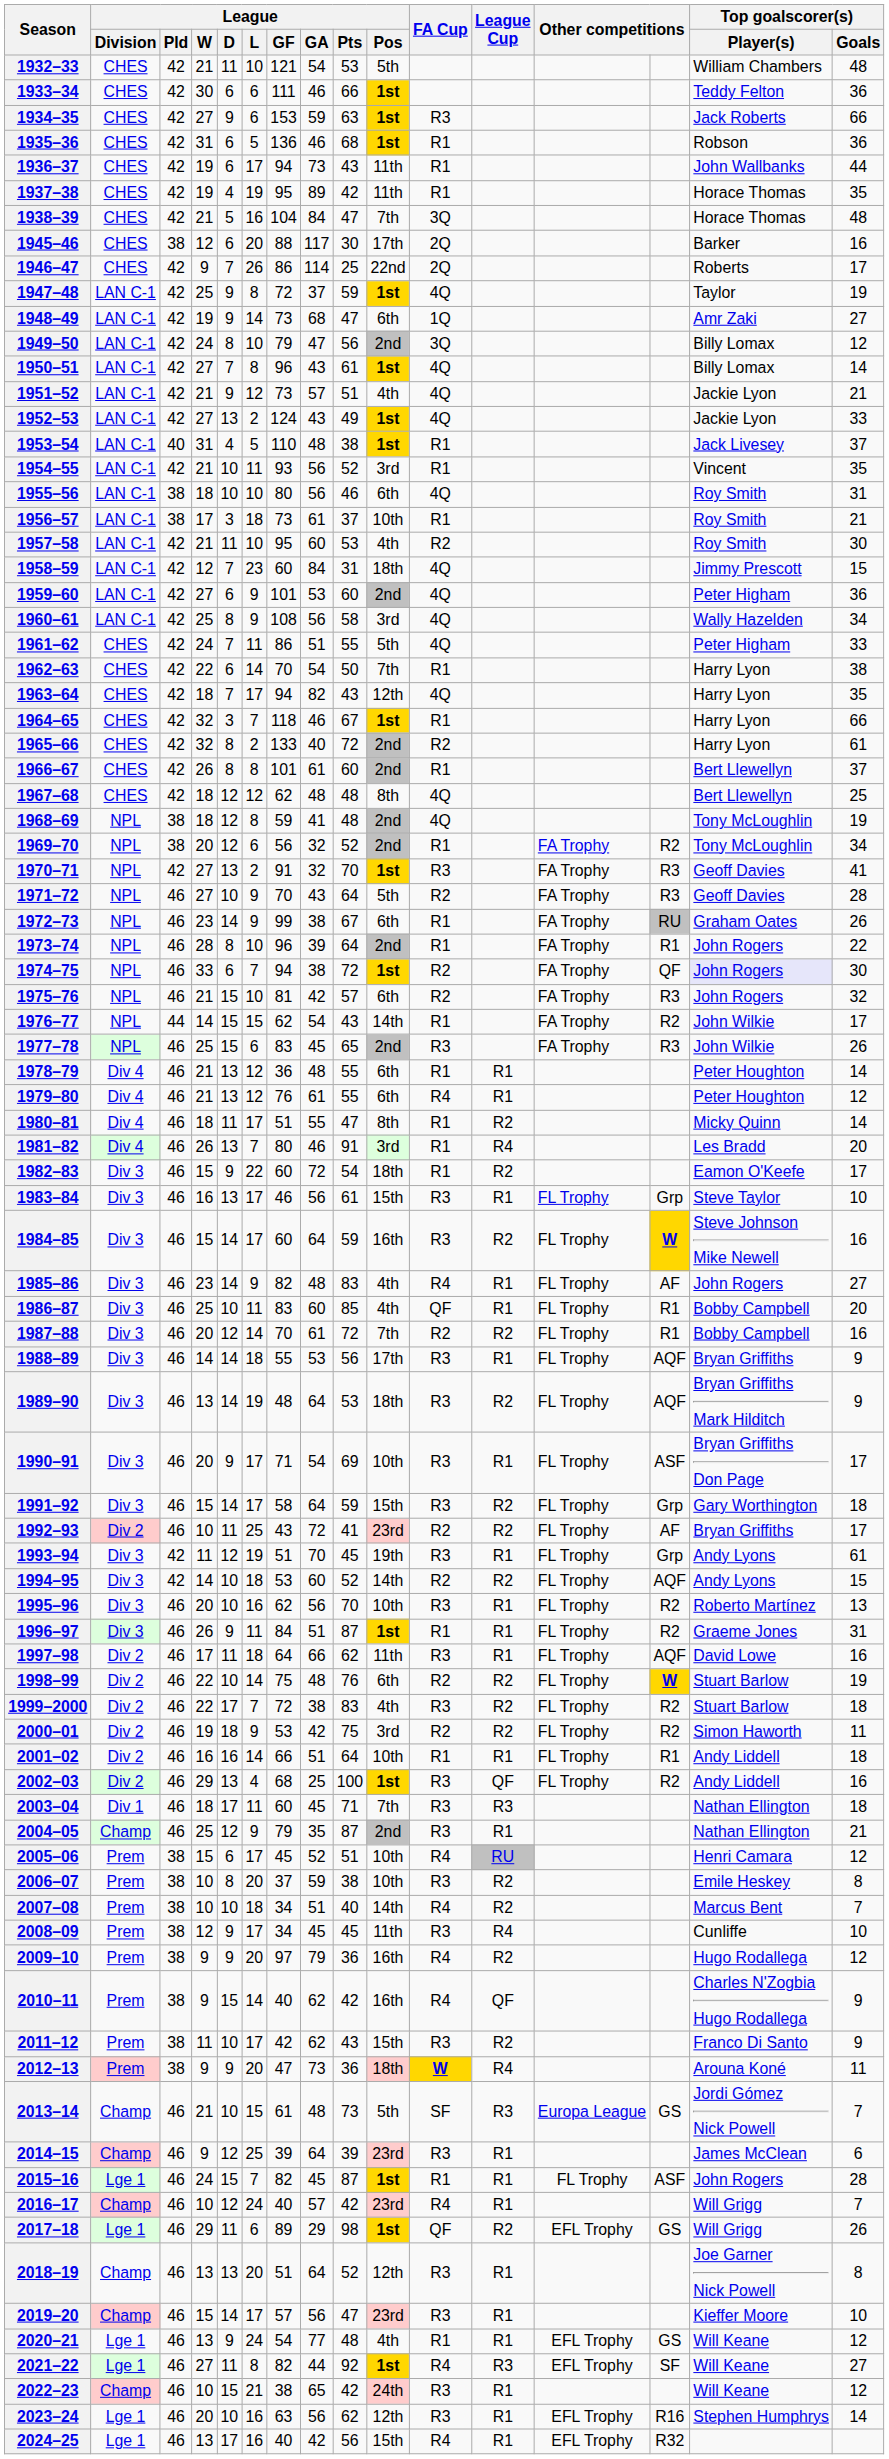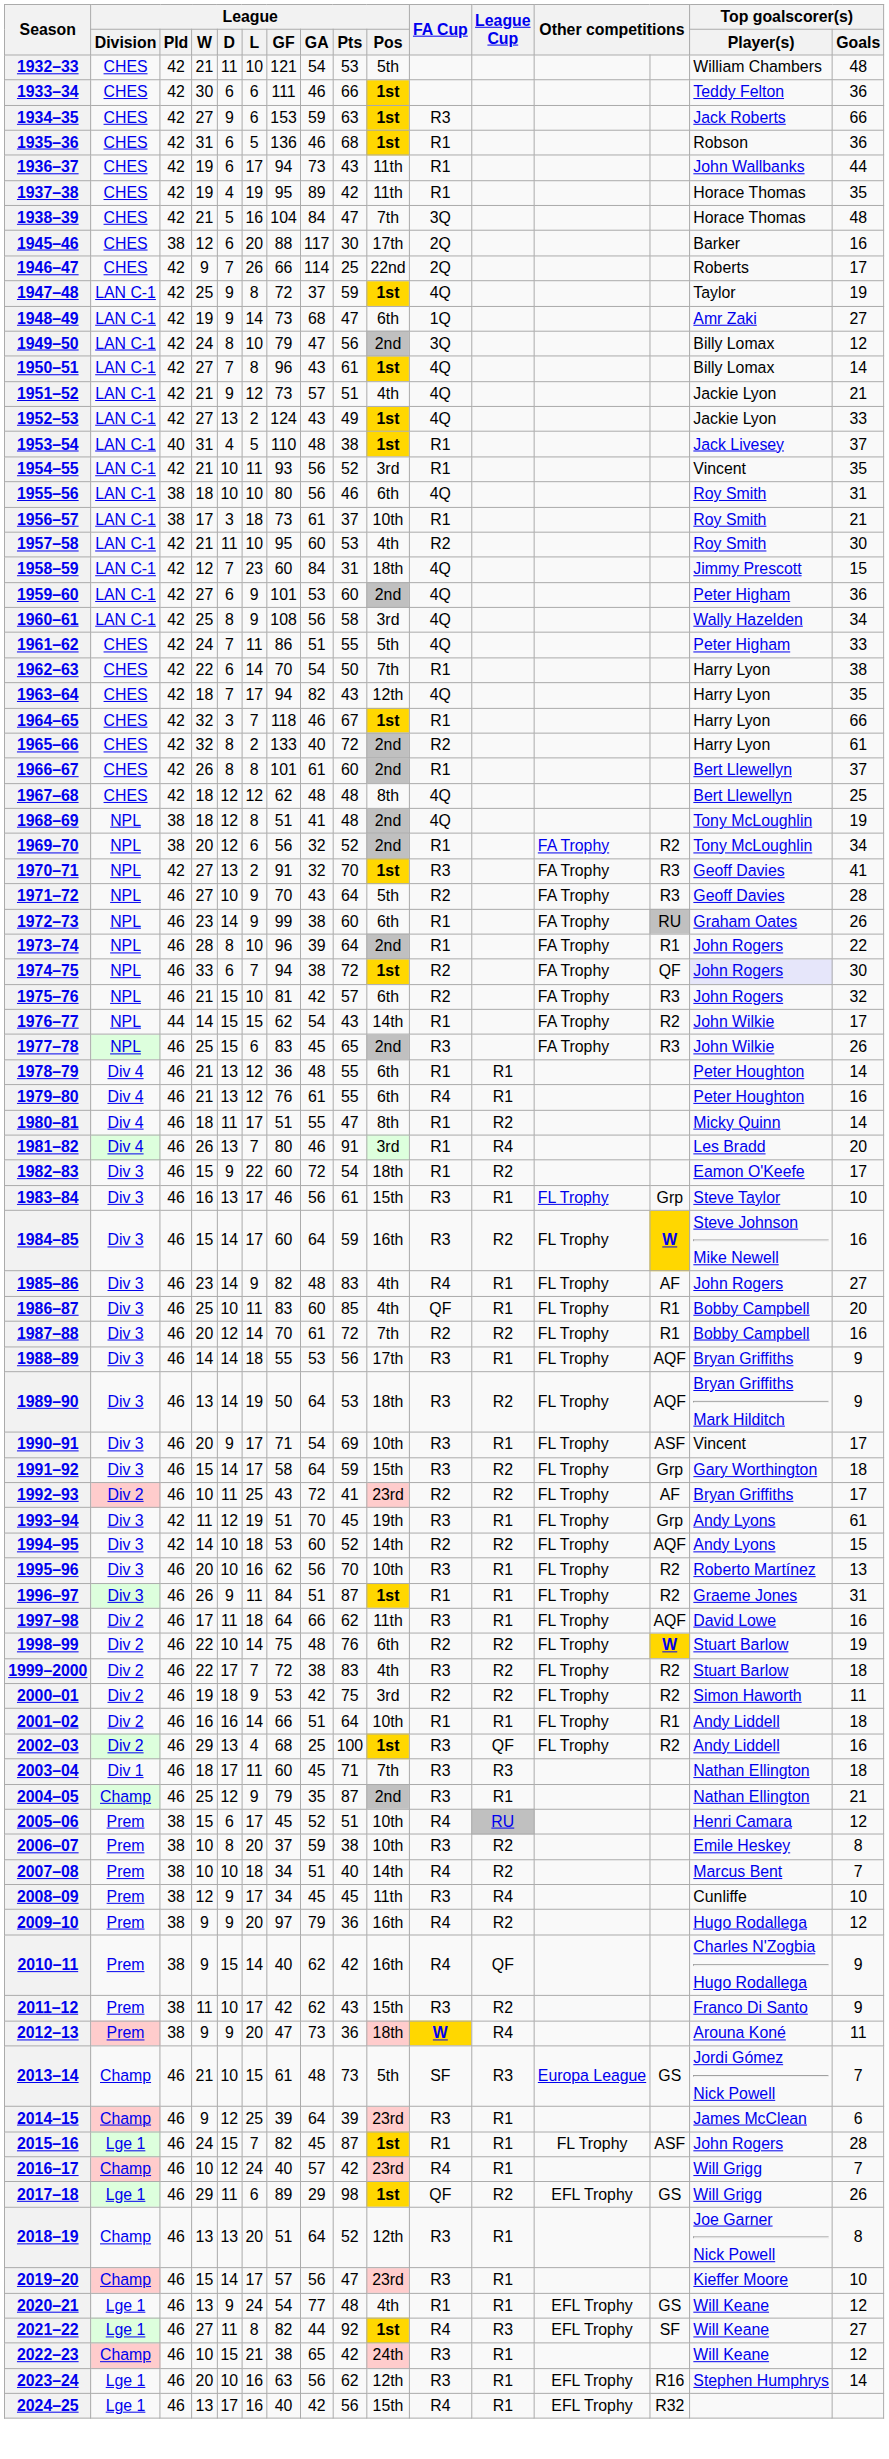(284, 268) 86 -> (284, 268) 66
(284, 820) 59 -> (284, 820) 51
(350, 921) 67 -> (350, 921) 60
(858, 1097) 12 -> (858, 1097) 16
(284, 1401) 48 -> (284, 1401) 50
(761, 1462) Bryan Griffiths Don Page -> (720, 1444) Vincent
